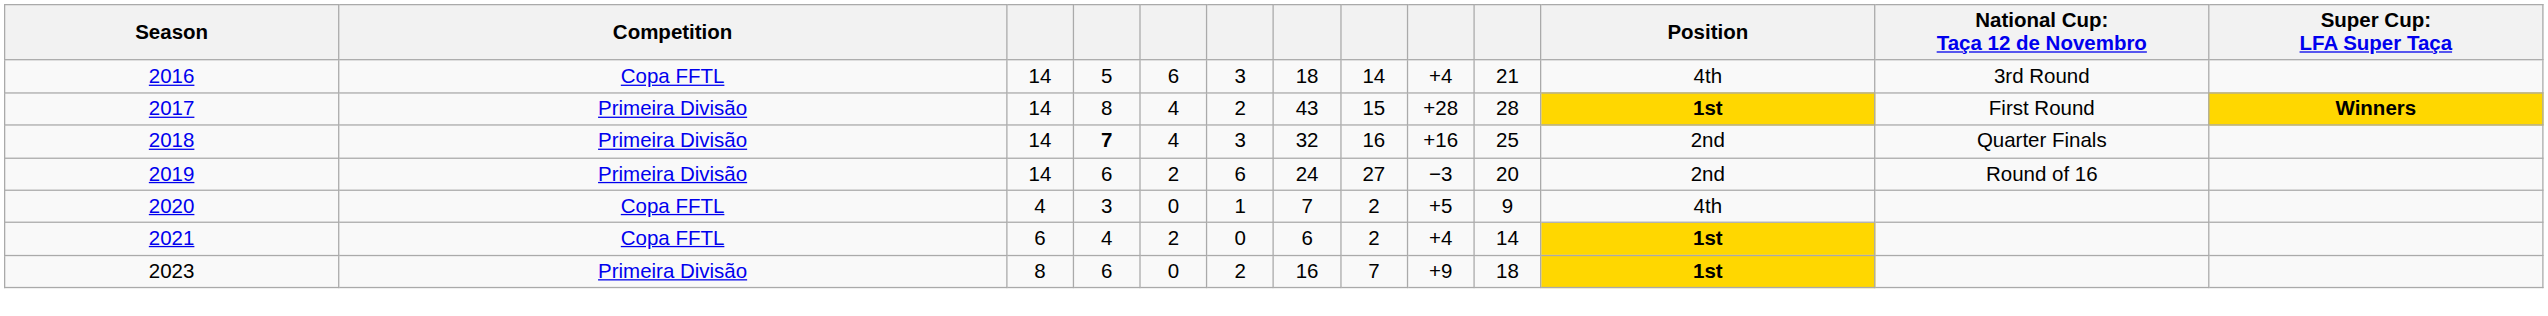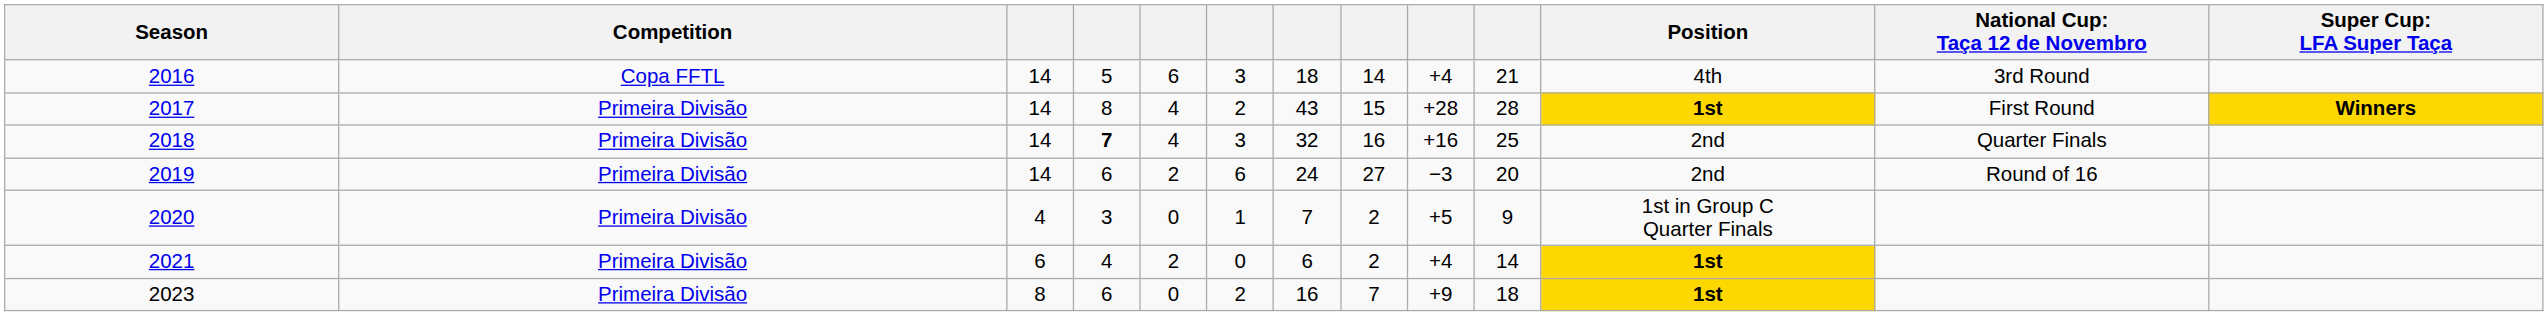(673, 206) Copa FFTL -> (673, 217) Primeira Divisão
(1708, 206) 4th -> (1708, 217) 1st in Group C Quarter Finals
(673, 238) Copa FFTL -> (673, 261) Primeira Divisão
